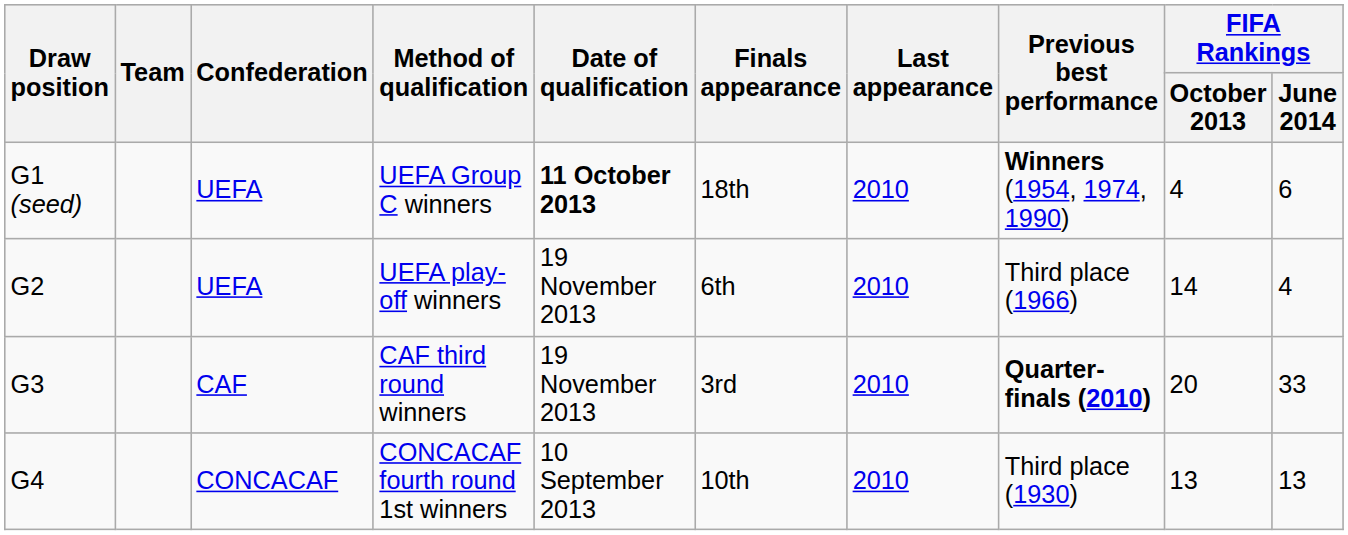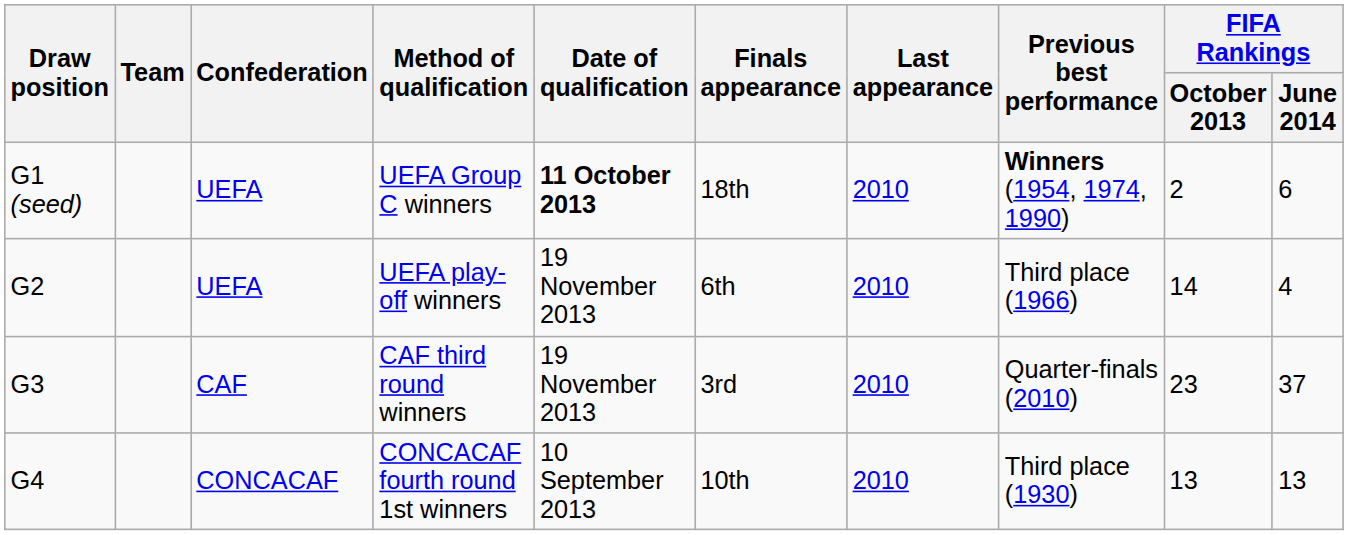(1177, 190) 4 -> (1177, 190) 2
(1078, 383) bold -> (1081, 383) normal
(1184, 383) 20 -> (1184, 383) 23
(1292, 383) 33 -> (1292, 383) 37
